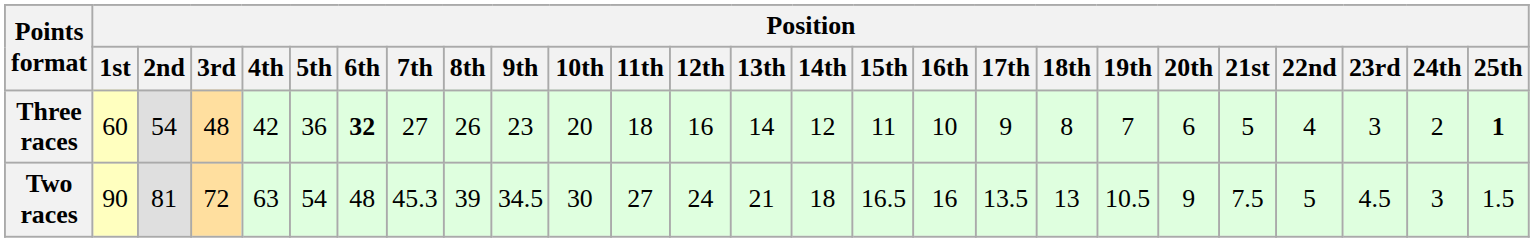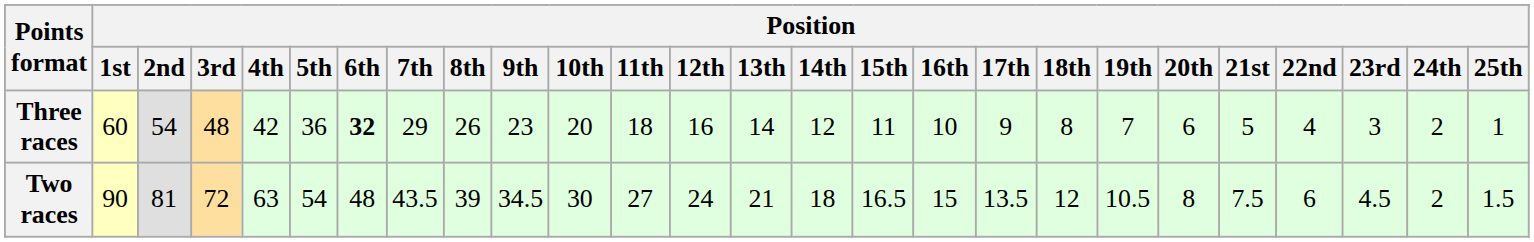(415, 125) 27 -> (415, 125) 29
(1498, 125) bold -> (1498, 125) normal
(415, 198) 45.3 -> (415, 198) 43.5
(945, 198) 16 -> (945, 198) 15
(1067, 198) 13 -> (1067, 198) 12
(1189, 198) 9 -> (1189, 198) 8
(1309, 198) 5 -> (1309, 198) 6
(1437, 198) 3 -> (1437, 198) 2
